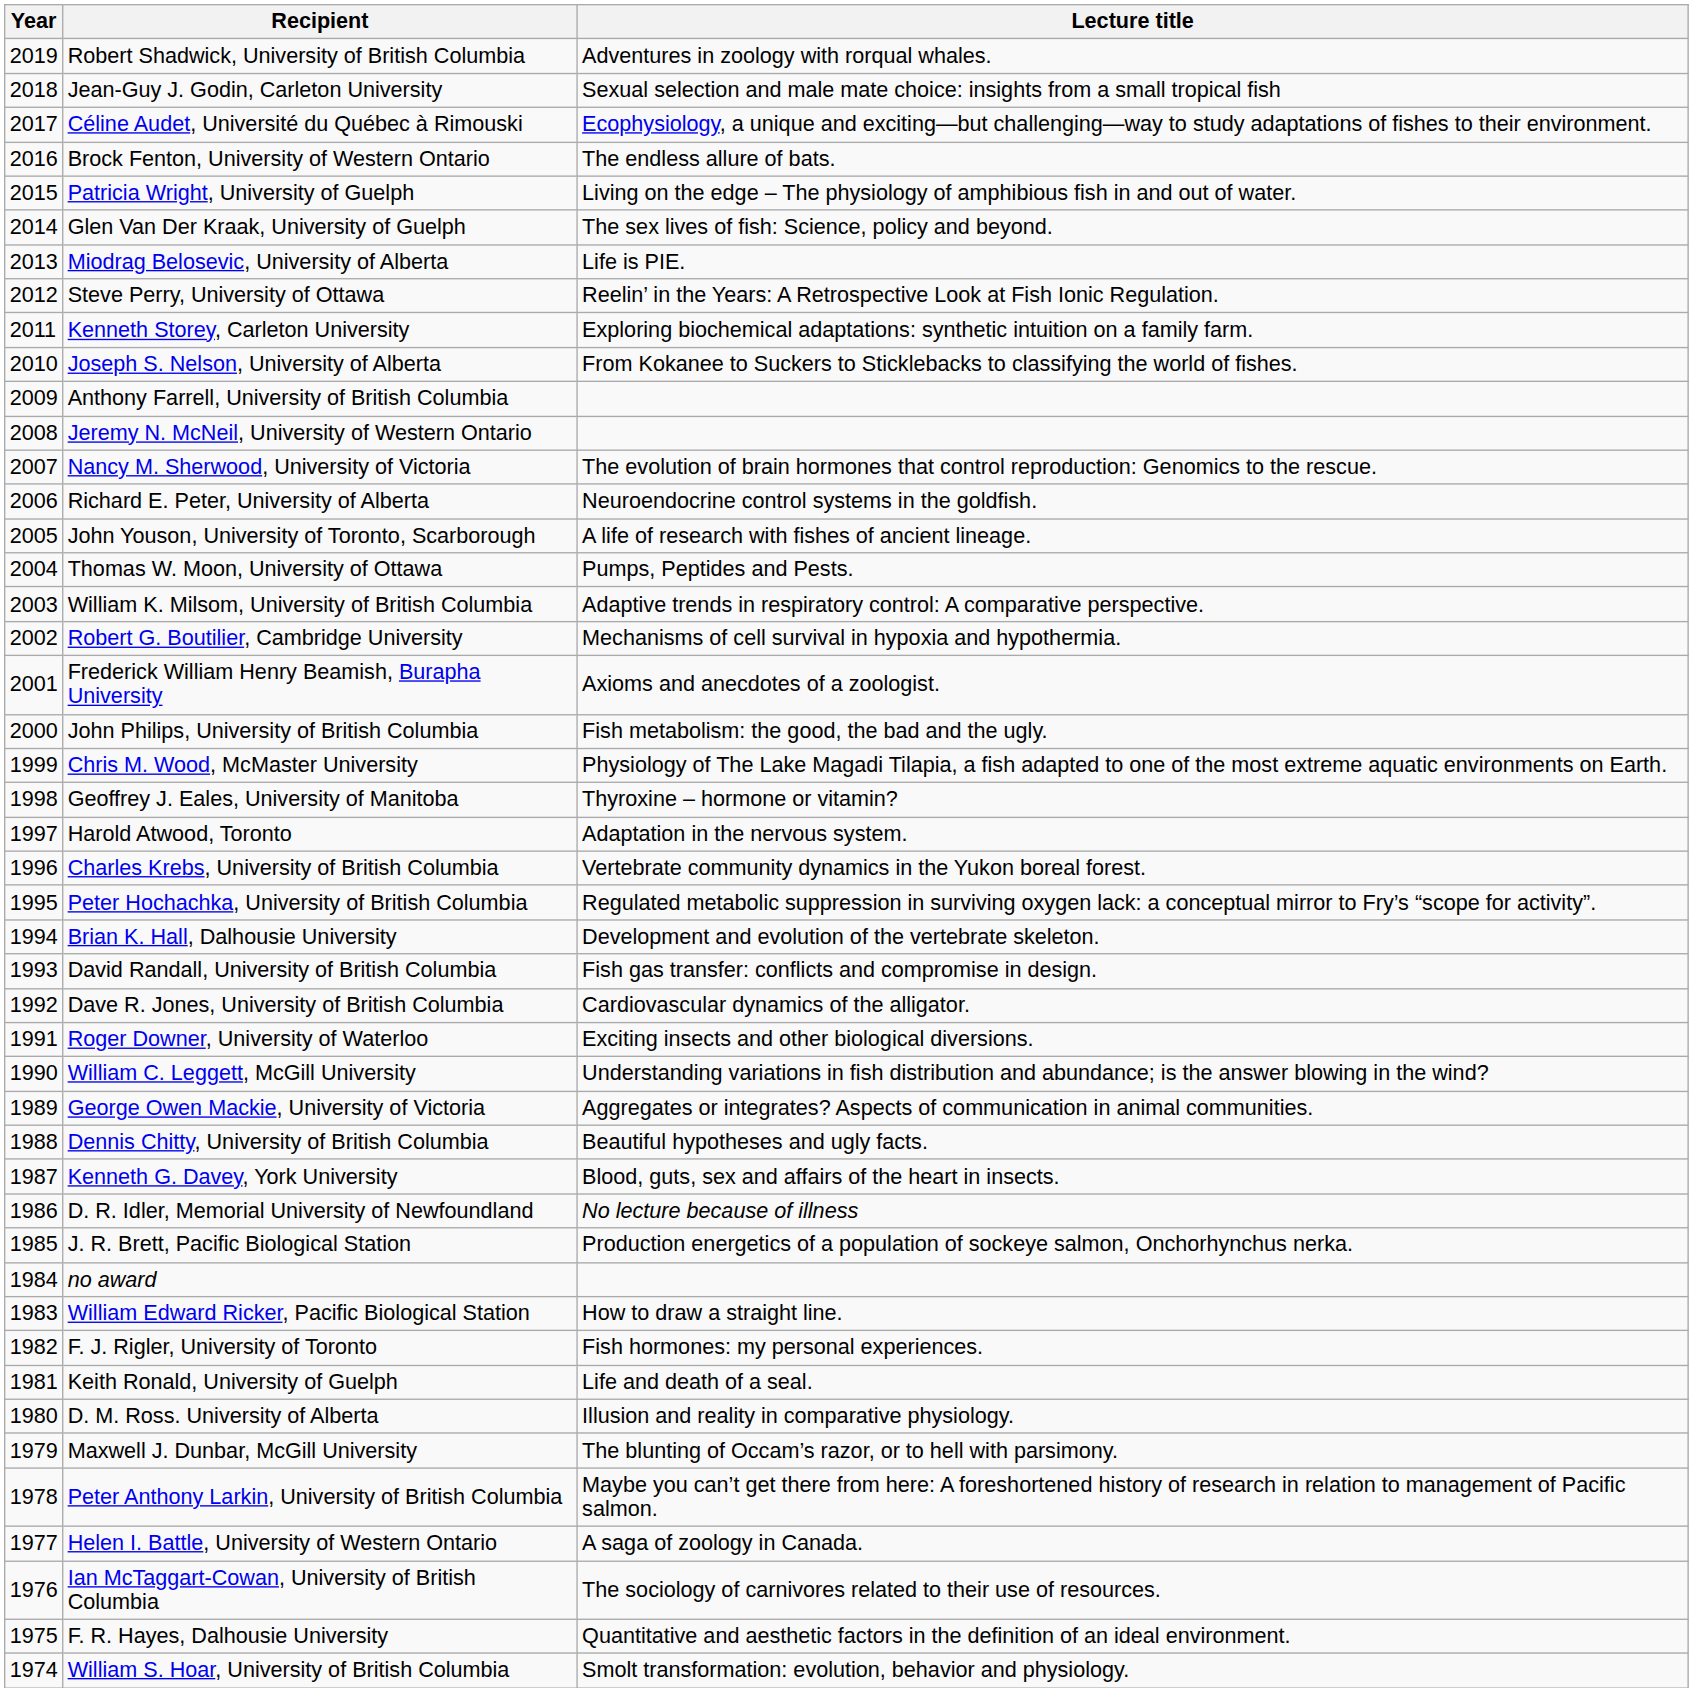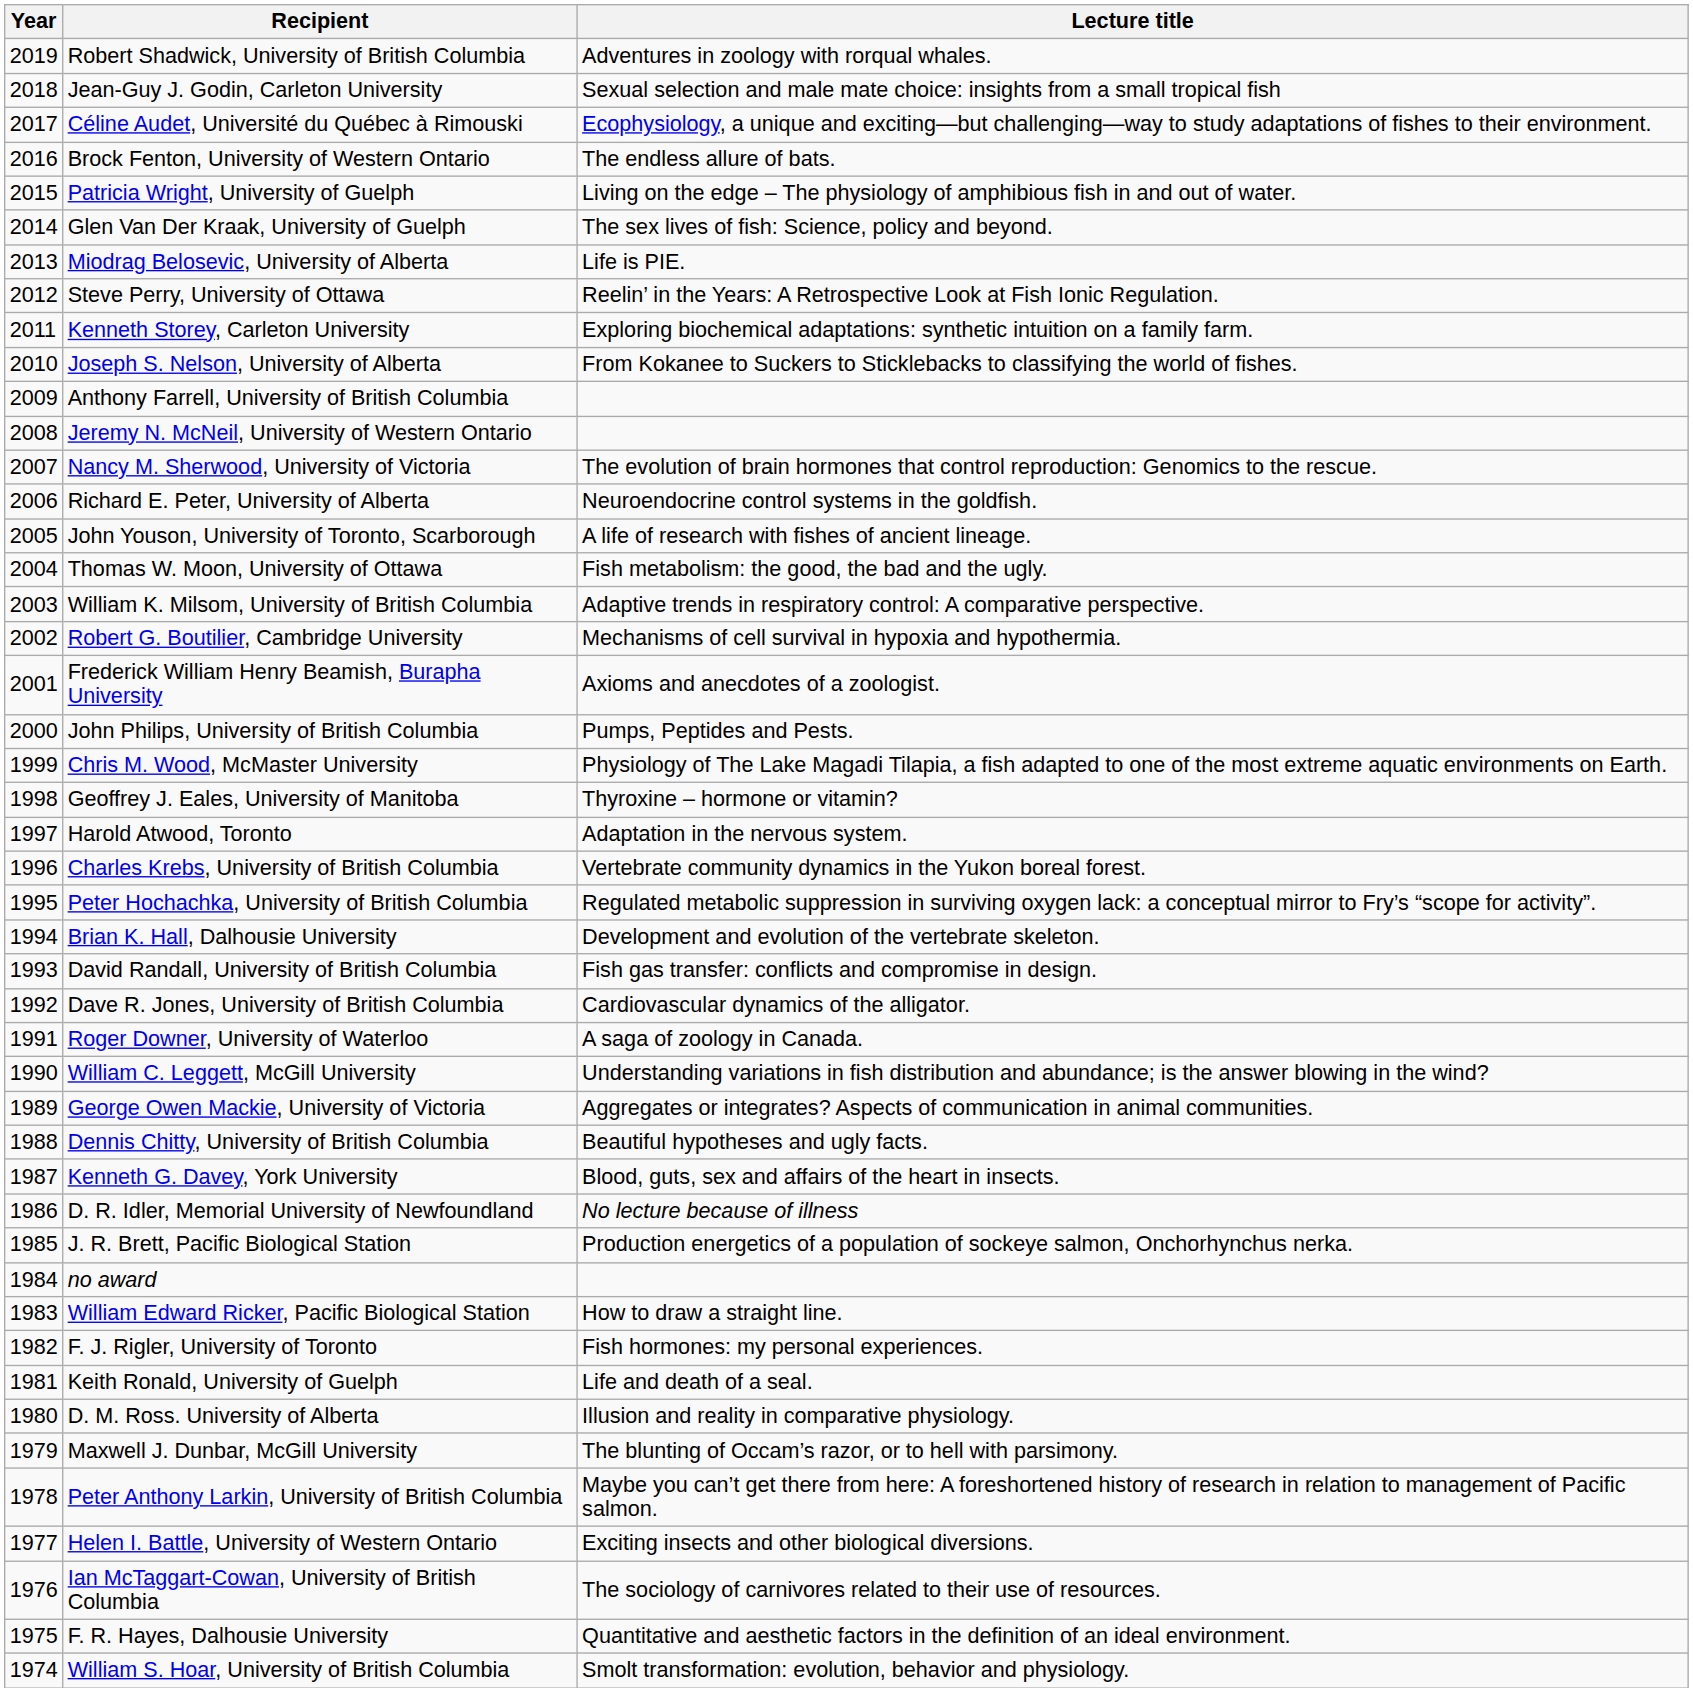(718, 569) Pumps, Peptides and Pests. -> (815, 569) Fish metabolism: the good, the bad and the ugly.
(815, 731) Fish metabolism: the good, the bad and the ugly. -> (718, 731) Pumps, Peptides and Pests.
(808, 1039) Exciting insects and other biological diversions. -> (723, 1039) A saga of zoology in Canada.
(723, 1543) A saga of zoology in Canada. -> (808, 1543) Exciting insects and other biological diversions.
